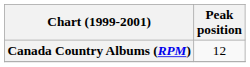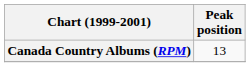(219, 51) 12 -> (219, 51) 13
